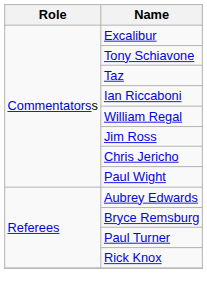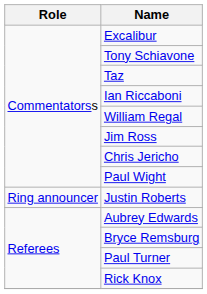+ row: (145, 197)
